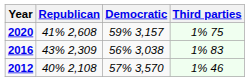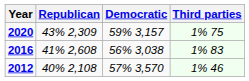(69, 32) 41% 2,608 -> (69, 32) 43% 2,309
(69, 50) 43% 2,309 -> (69, 50) 41% 2,608
